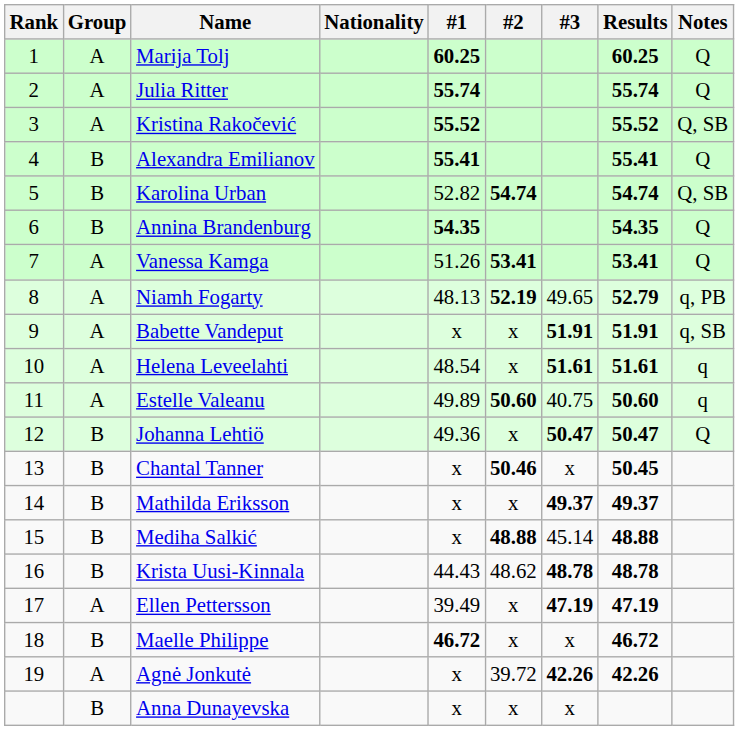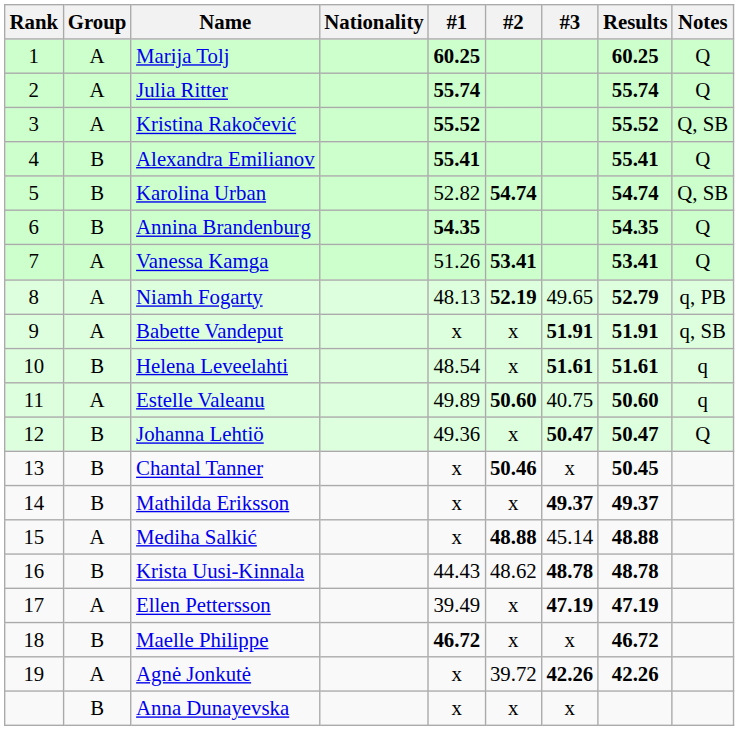(97, 365) A -> (97, 365) B
(97, 536) B -> (97, 536) A
